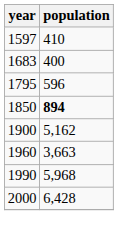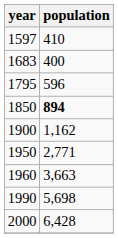(59, 130) 5,162 -> (59, 130) 1,162
+ row: (22, 152)
(59, 175) 5,968 -> (59, 198) 5,698
